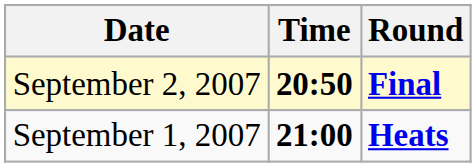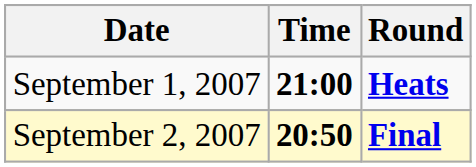rows swapped: (137, 135) <-> (137, 82)
